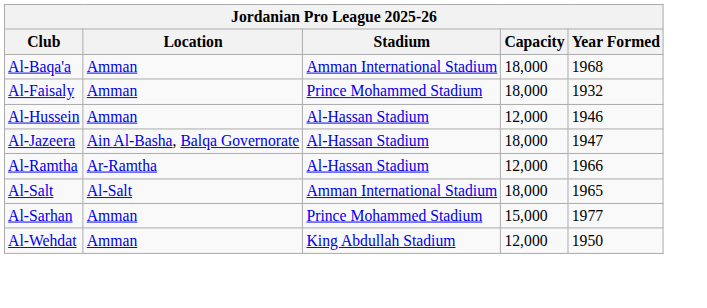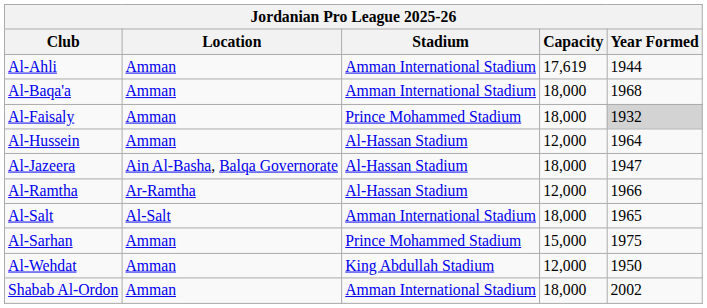+ row: (32, 66)
(587, 91) no background -> (626, 116) lightgrey background
(587, 116) 1946 -> (626, 141) 1964
(587, 215) 1977 -> (626, 240) 1975
+ row: (63, 290)
